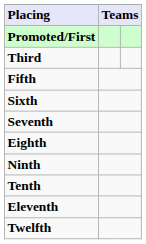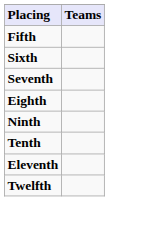- row: (51, 36)
- row: (24, 57)
